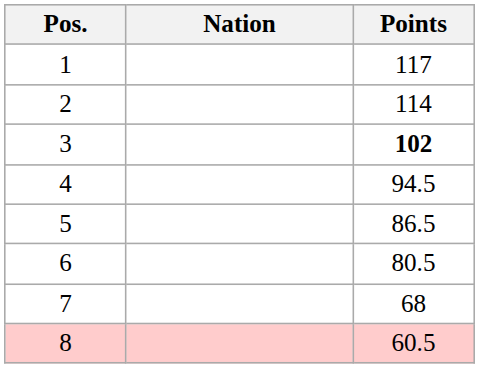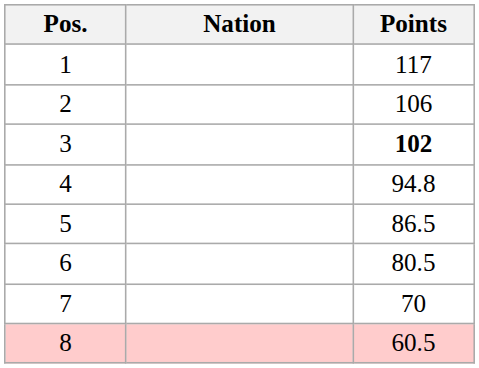(413, 104) 114 -> (413, 104) 106
(413, 183) 94.5 -> (413, 183) 94.8
(413, 303) 68 -> (413, 303) 70
